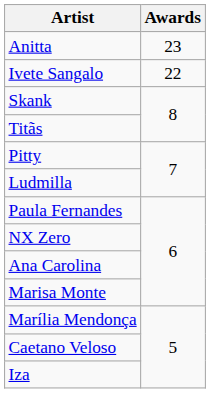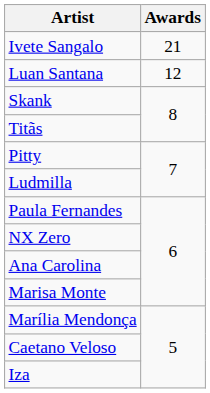- row: (30, 45)
(173, 73) 22 -> (173, 45) 21
+ row: (56, 73)
